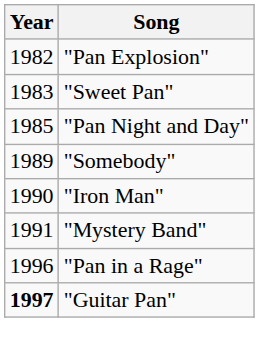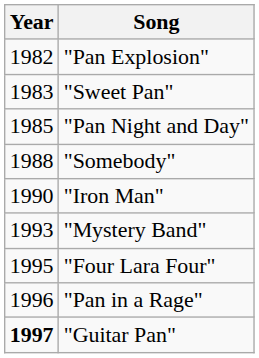(32, 160) 1989 -> (32, 160) 1988
(32, 230) 1991 -> (32, 230) 1993
+ row: (140, 265)
